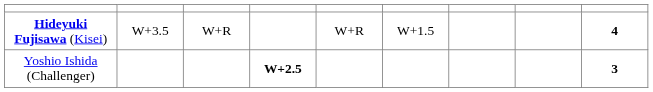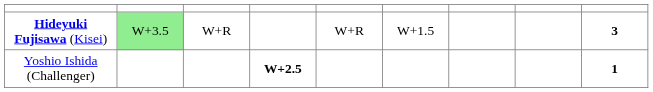(150, 30) no background -> (150, 30) lightgreen background
(615, 30) 4 -> (615, 30) 3
(615, 68) 3 -> (615, 68) 1
